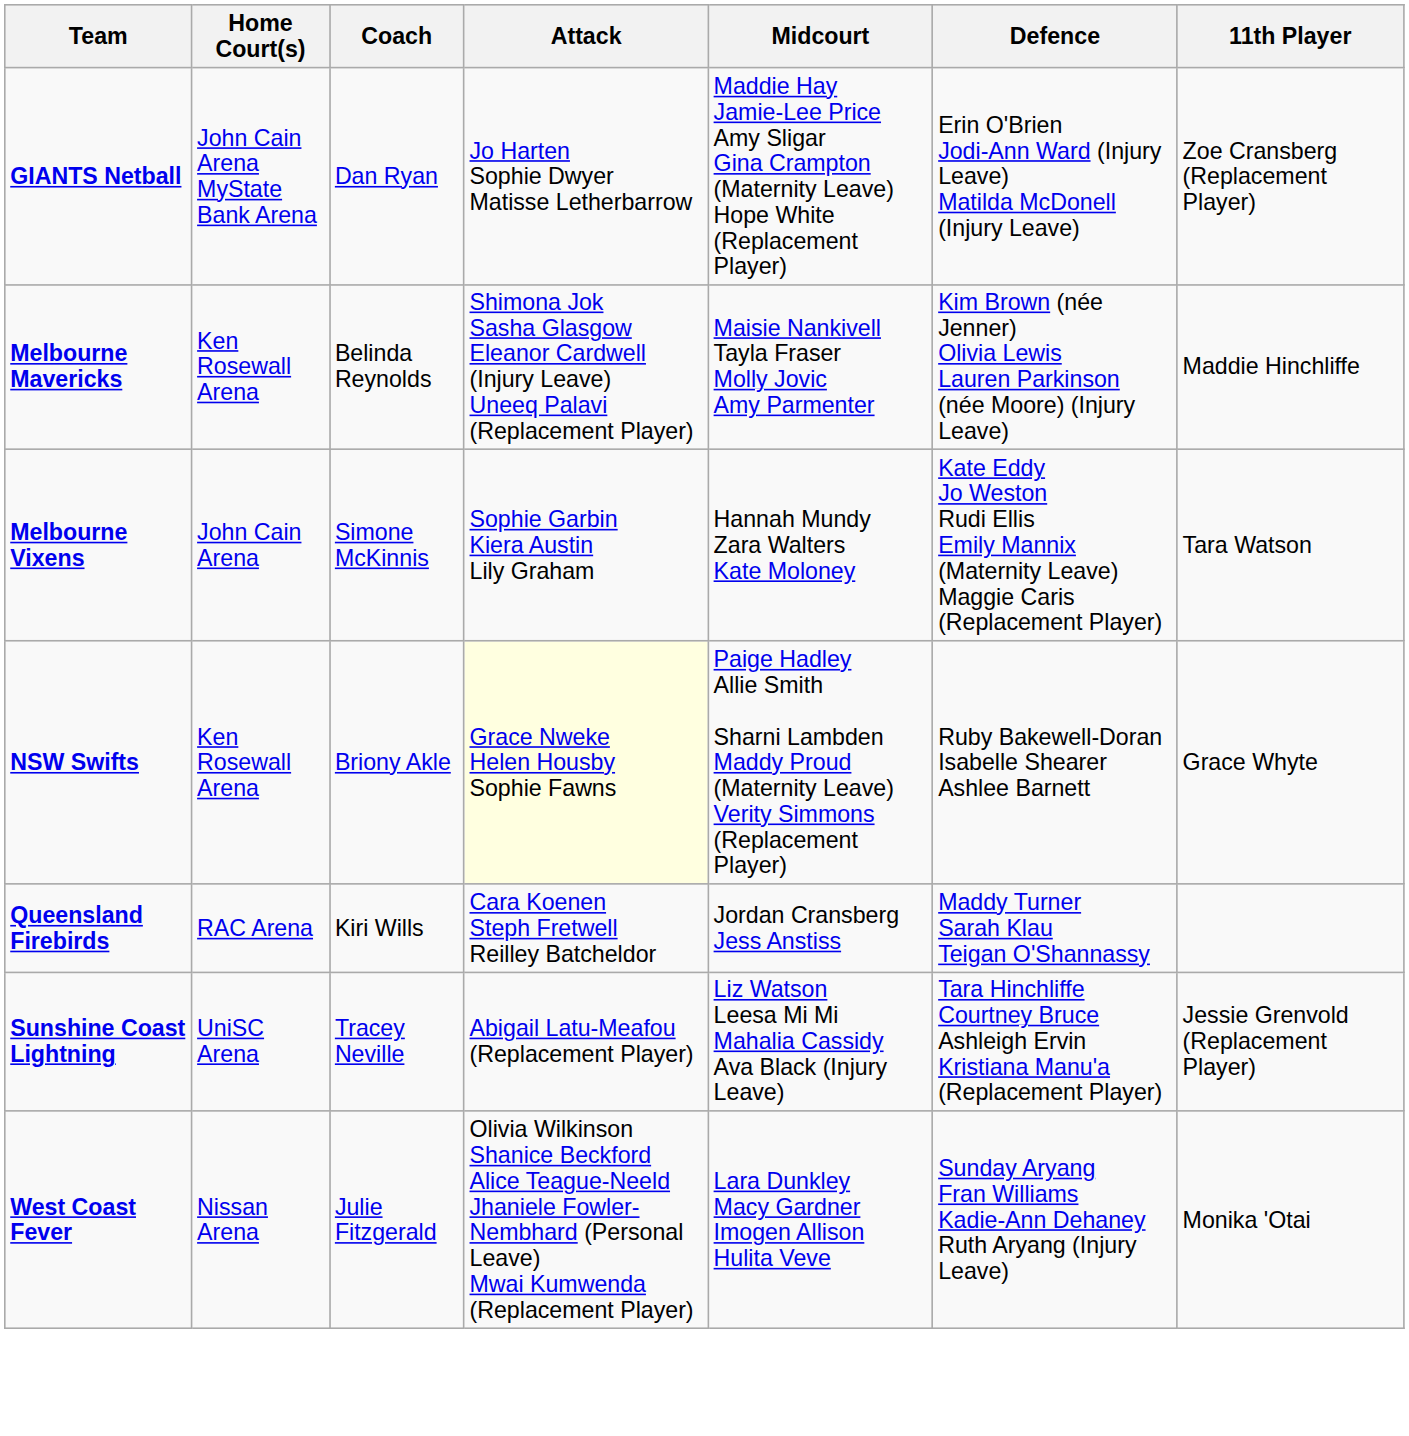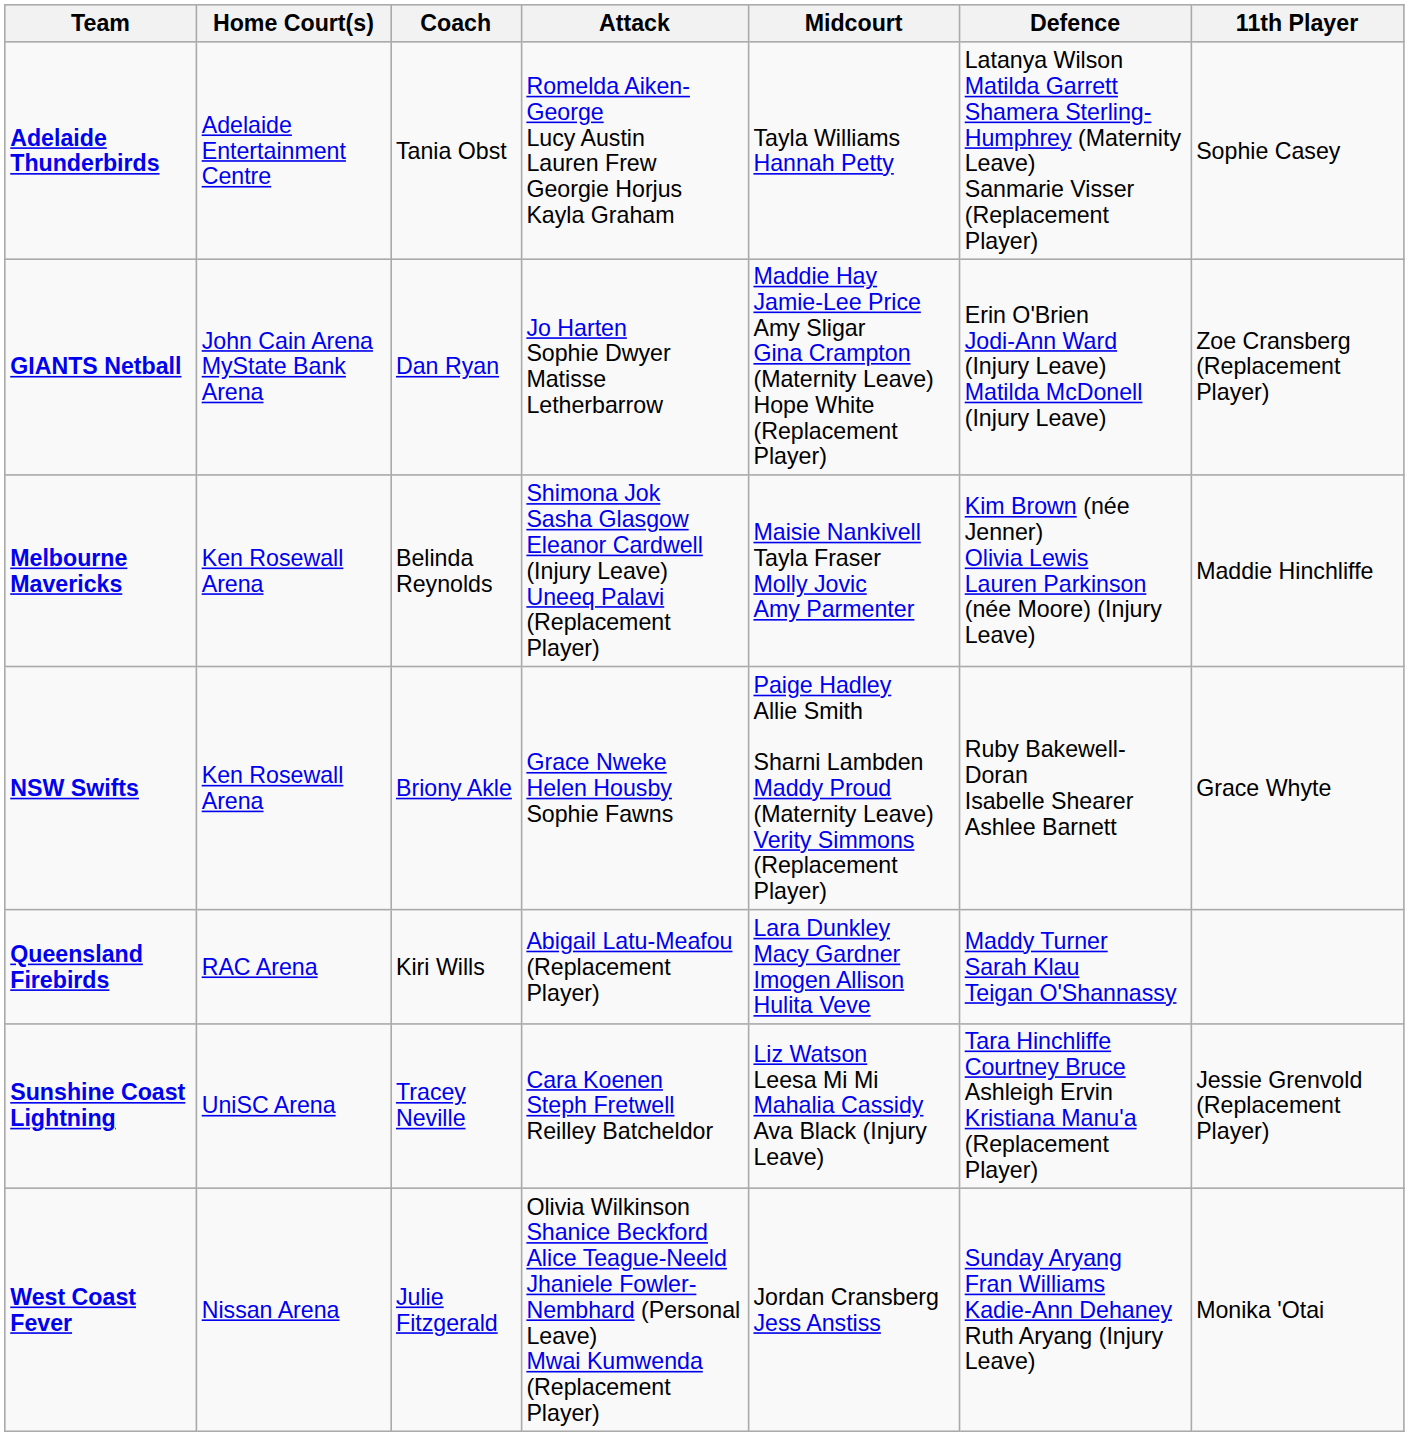+ row: (85, 150)
- row: (69, 546)
(543, 762) lightyellow background -> (600, 788) no background
(563, 928) Cara Koenen Steph Fretwell Reilley Batcheldor -> (629, 967) Abigail Latu-Meafou (Replacement Player)
(806, 928) Jordan Cransberg Jess Anstiss -> (829, 967) Lara Dunkley Macy Gardner Imogen Allison Hulita Veve
(582, 1042) Abigail Latu-Meafou (Replacement Player) -> (620, 1106) Cara Koenen Steph Fretwell Reilley Batcheldor
(789, 1220) Lara Dunkley Macy Gardner Imogen Allison Hulita Veve -> (846, 1310) Jordan Cransberg Jess Anstiss
